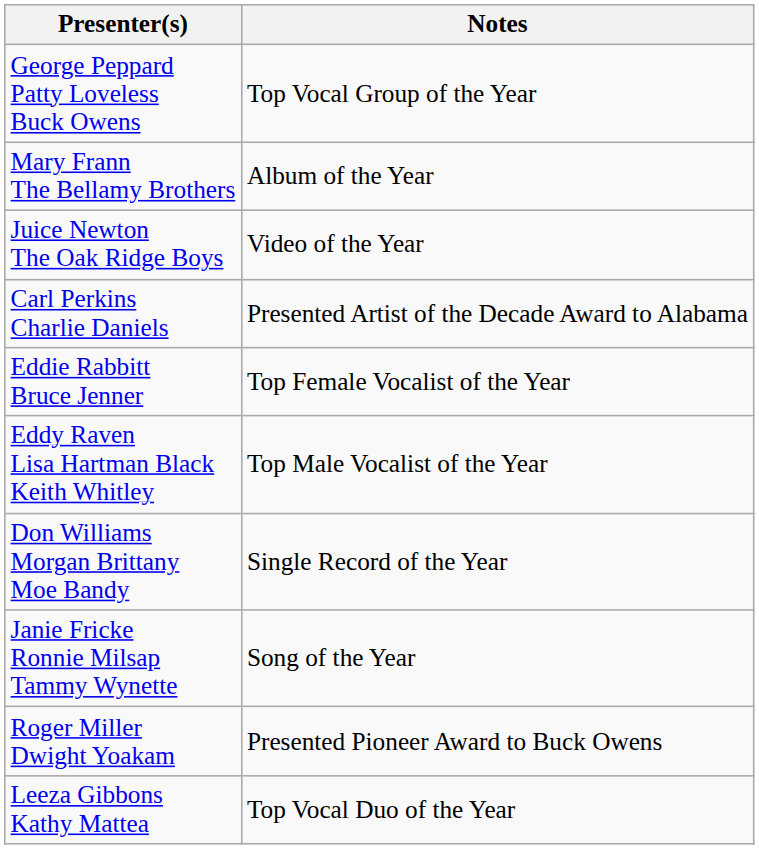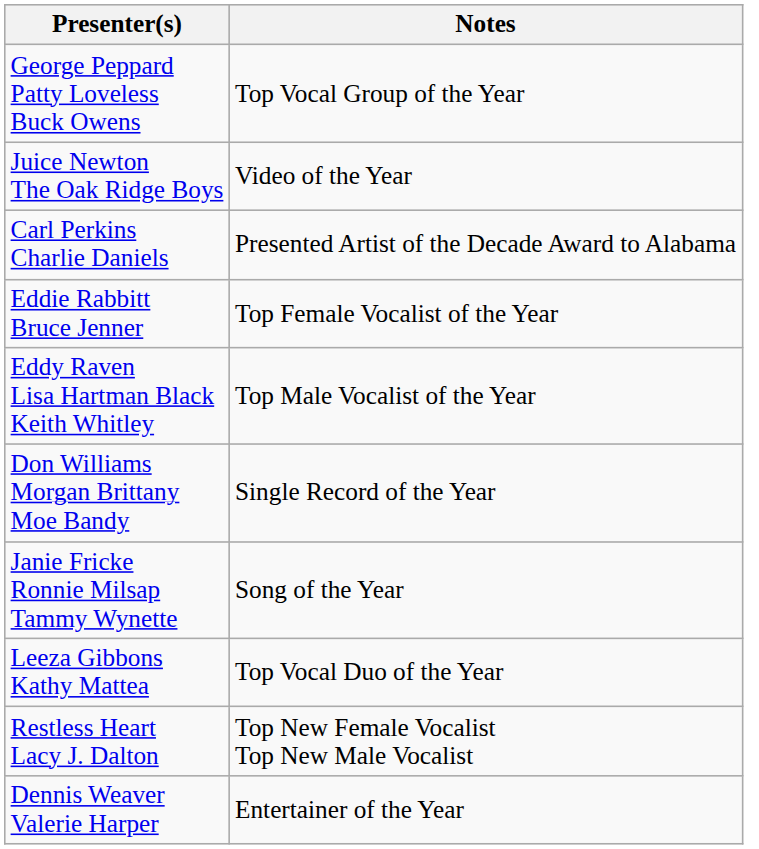- row: (123, 175)
- row: (93, 740)
+ row: (85, 740)
+ row: (88, 809)
